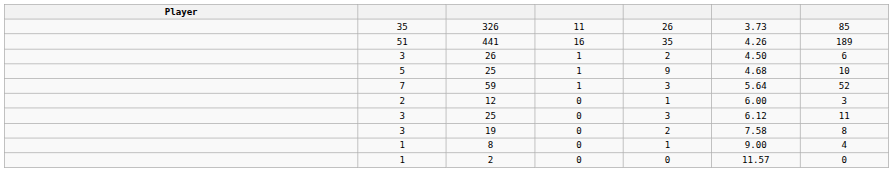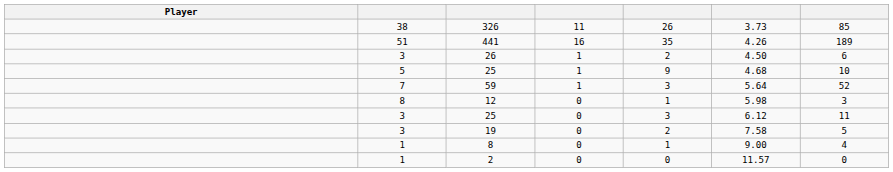(402, 27) 35 -> (402, 27) 38
(402, 101) 2 -> (402, 101) 8
(756, 101) 6.00 -> (756, 101) 5.98
(844, 130) 8 -> (844, 130) 5
